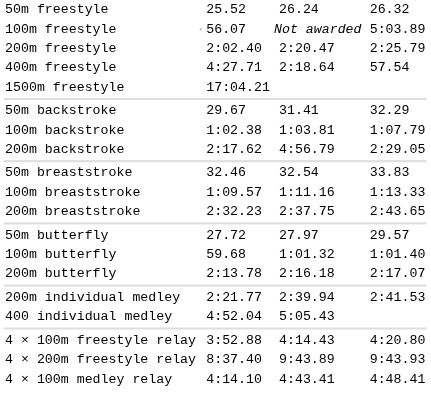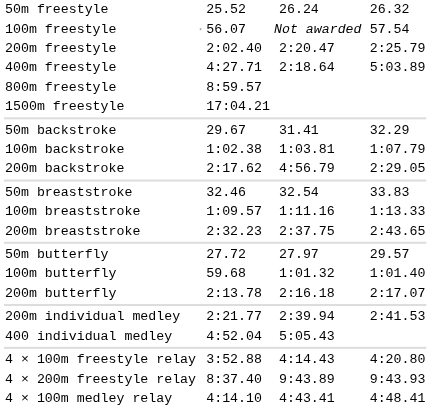(398, 29) 5:03.89 -> (390, 29) 57.54
(390, 68) 57.54 -> (398, 68) 5:03.89
+ row: (61, 87)
